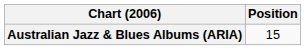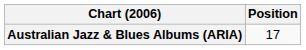(273, 34) 15 -> (273, 34) 17
